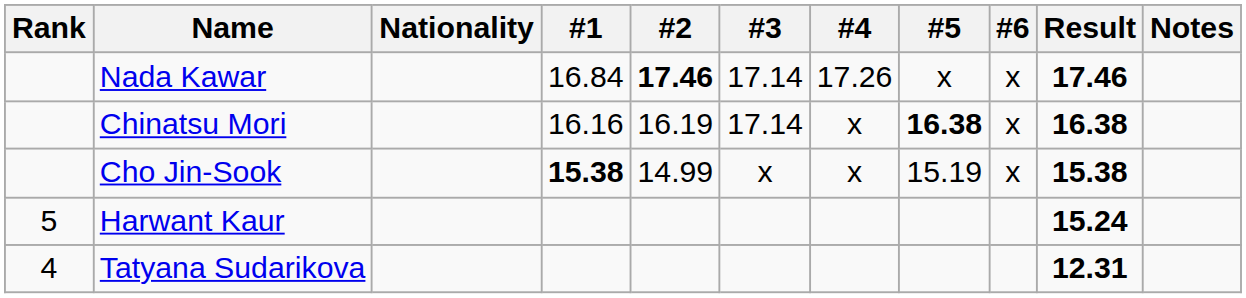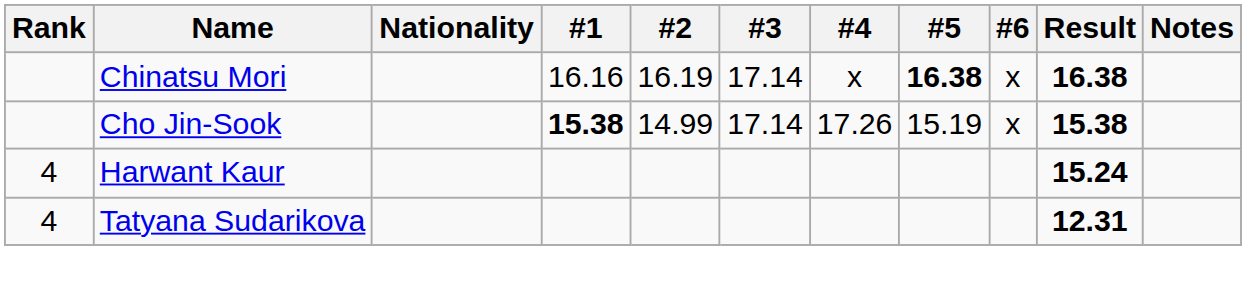- row: (183, 76)
(765, 172) x -> (765, 124) 17.14
(855, 172) x -> (855, 124) 17.26
(49, 220) 5 -> (49, 172) 4
